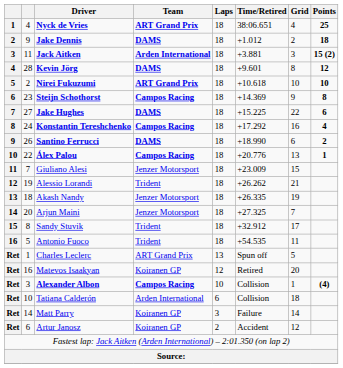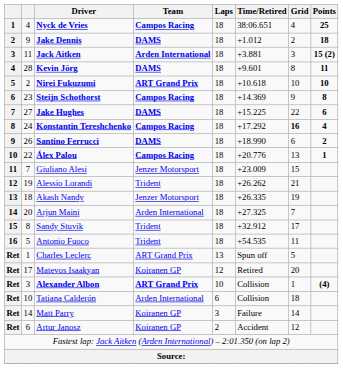(167, 25) ART Grand Prix -> (165, 25) Campos Racing
(324, 68) 12 -> (324, 68) 11
(295, 126) normal -> (295, 126) bold
(167, 212) Jenzer Motorsport -> (170, 212) Arden International
(28, 269) 16 -> (28, 269) 17
(165, 284) Campos Racing -> (167, 284) ART Grand Prix
